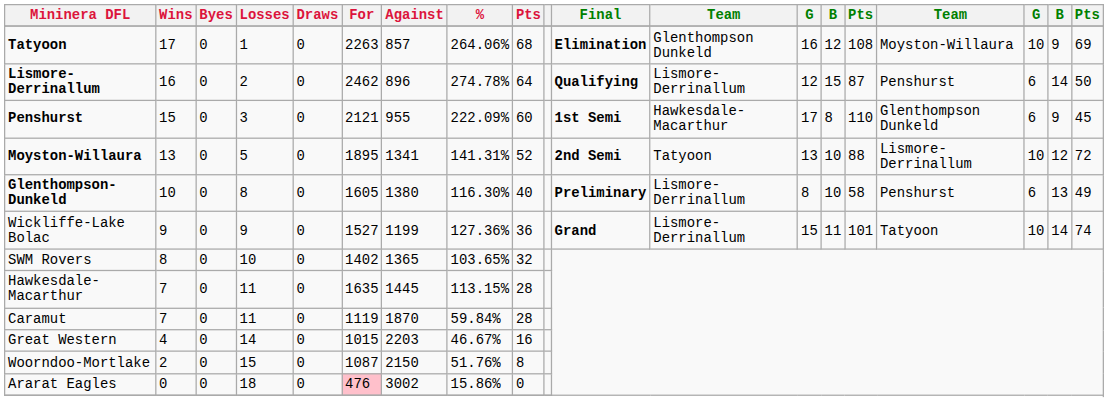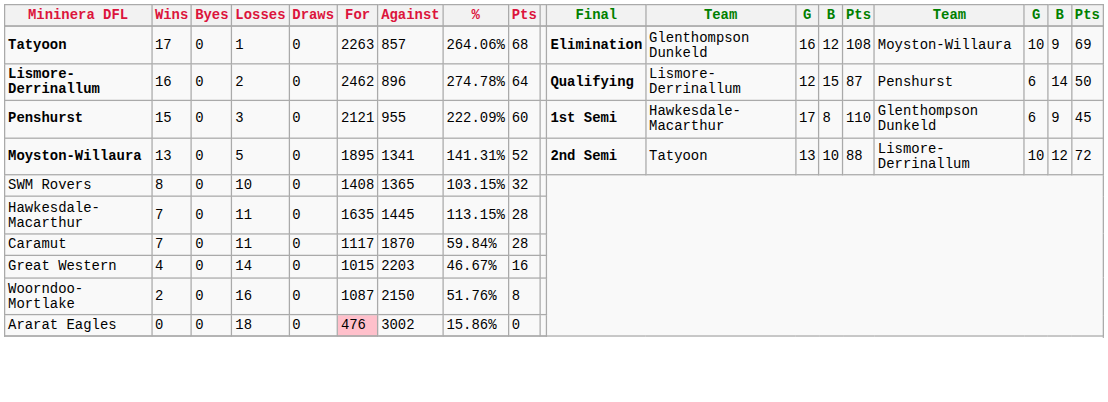- row: (62, 193)
- row: (67, 230)
(362, 260) 1402 -> (358, 186) 1408
(480, 260) 103.65% -> (476, 186) 103.15%
(362, 319) 1119 -> (358, 245) 1117
(248, 363) 15 -> (244, 296) 16
